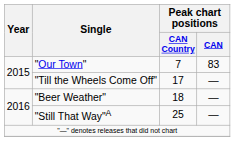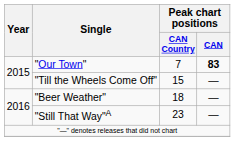(213, 64) normal -> (213, 64) bold
(178, 81) 17 -> (178, 81) 15
(178, 115) 25 -> (178, 115) 23
